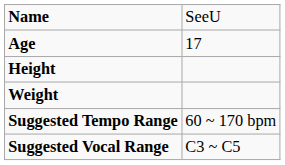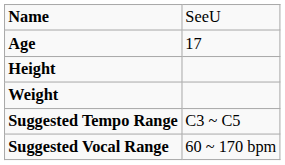(231, 120) 60 ~ 170 bpm -> (213, 120) C3 ~ C5
(213, 146) C3 ~ C5 -> (231, 146) 60 ~ 170 bpm
